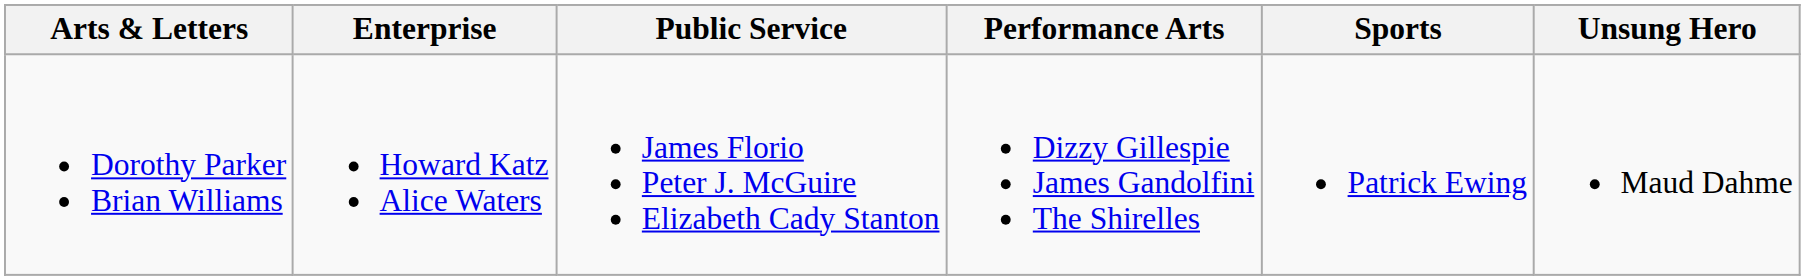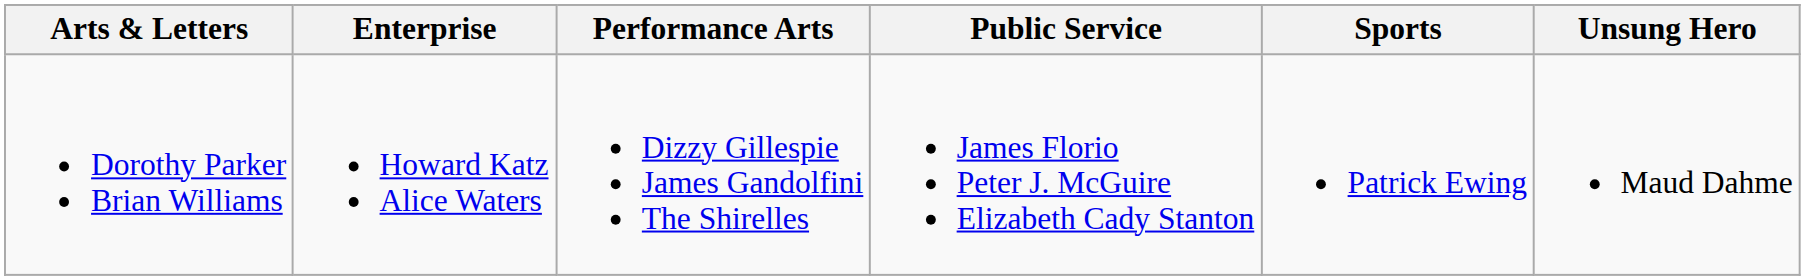columns swapped: (1104, 29) <-> (751, 29)
